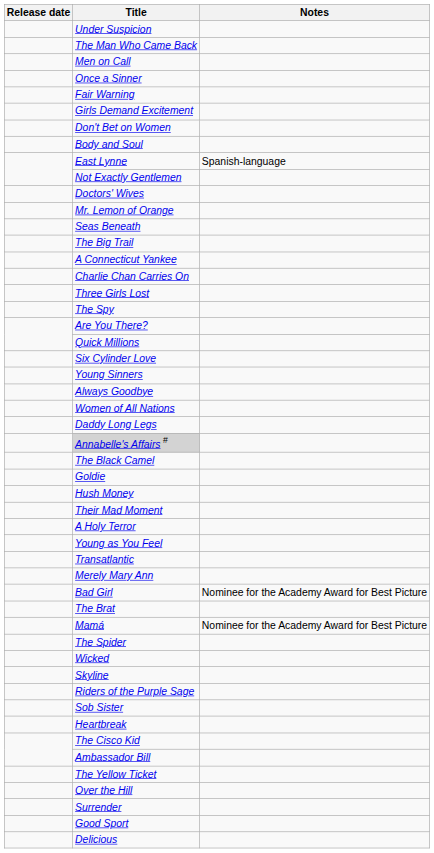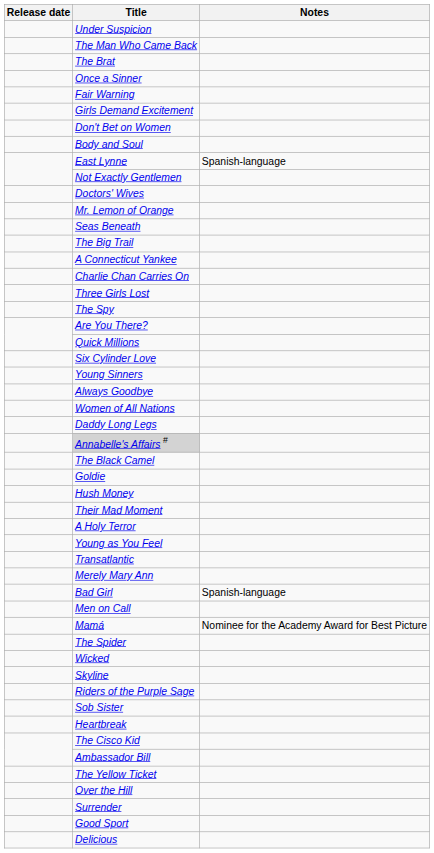rows swapped: (103, 62) <-> (95, 609)
(314, 592) Nominee for the Academy Award for Best Picture -> (244, 592) Spanish-language
